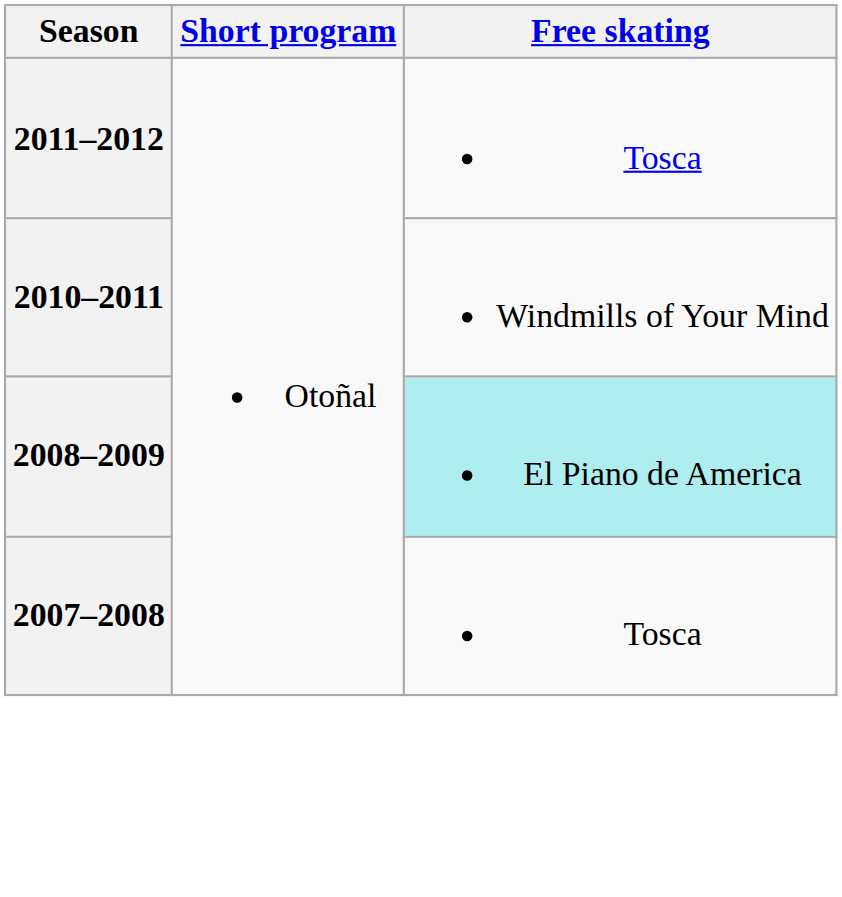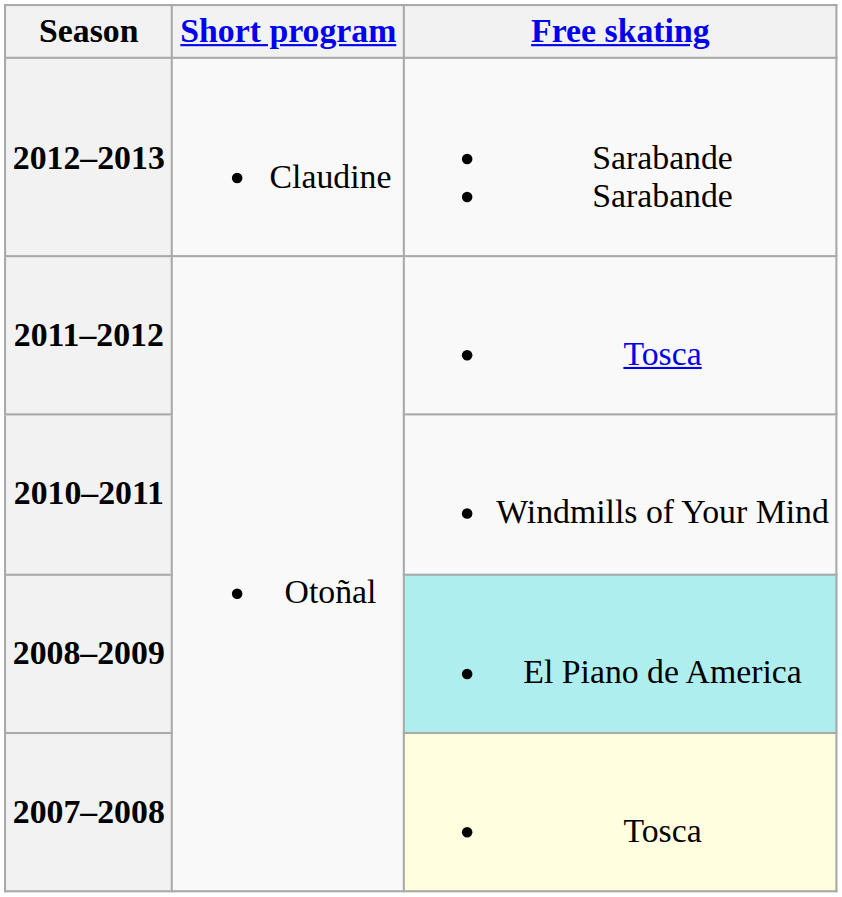+ row: (89, 156)
(620, 634) no background -> (620, 831) lightyellow background
